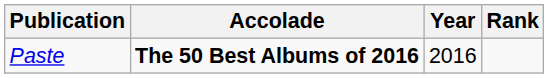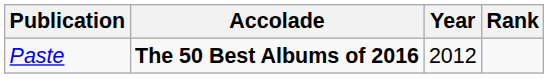(453, 55) 2016 -> (453, 55) 2012
